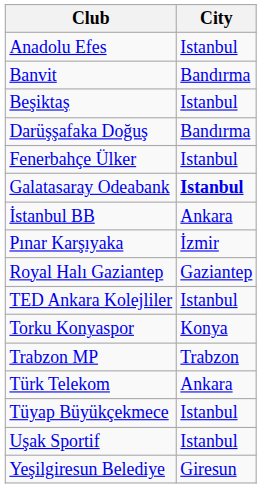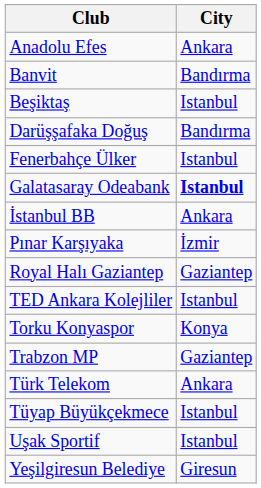(209, 46) Istanbul -> (206, 46) Ankara
(210, 356) Trabzon -> (216, 356) Gaziantep
